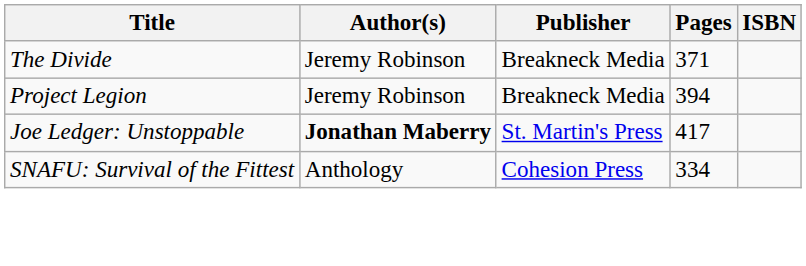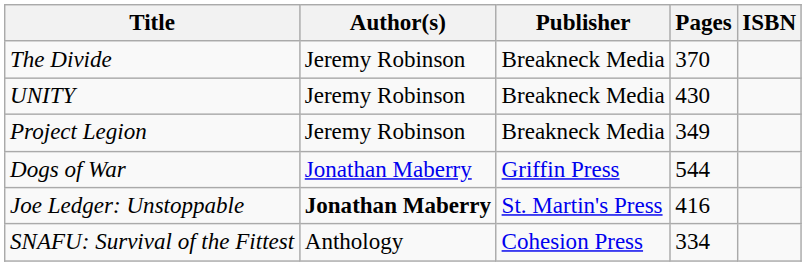(693, 59) 371 -> (693, 59) 370
+ row: (43, 95)
(693, 95) 394 -> (693, 132) 349
+ row: (68, 168)
(693, 132) 417 -> (693, 205) 416
